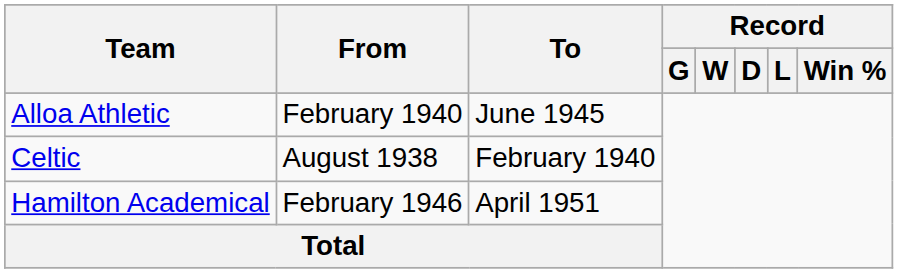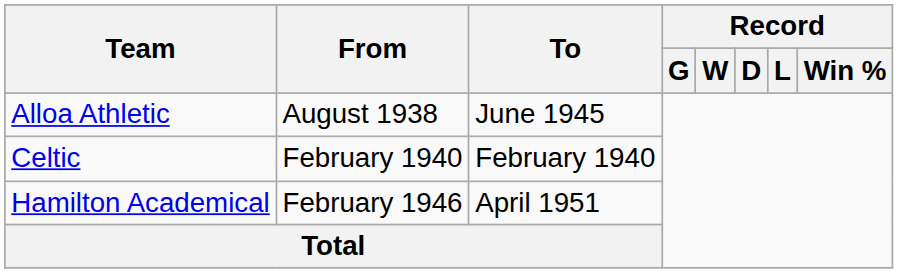(372, 114) February 1940 -> (360, 114) August 1938
(360, 158) August 1938 -> (372, 158) February 1940
